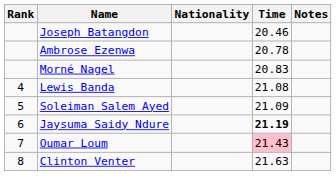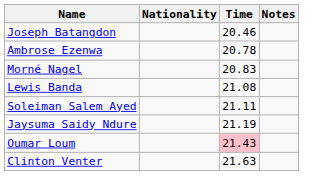- column: (21, 14)
(272, 106) 21.09 -> (239, 106) 21.11
(272, 124) bold -> (239, 124) normal
